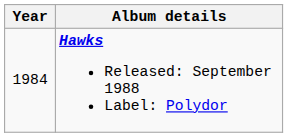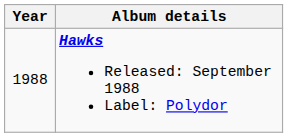(30, 81) 1984 -> (30, 81) 1988
